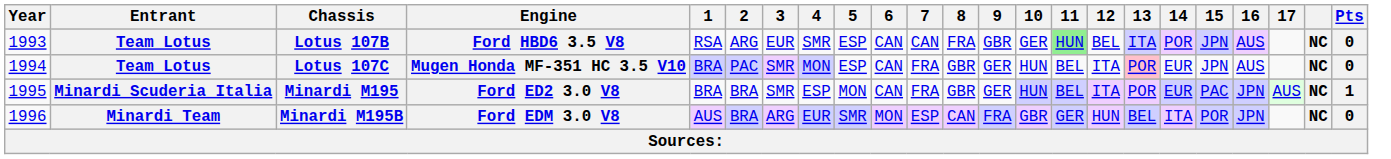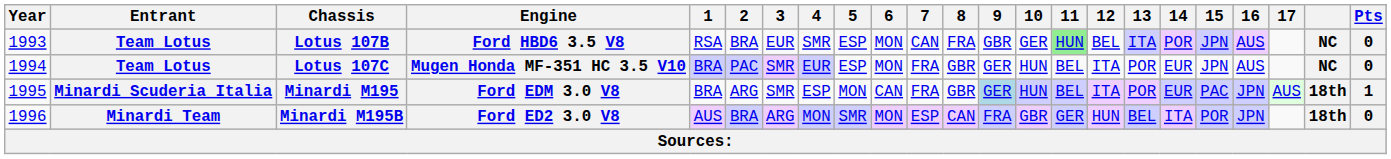(744, 42) ARG -> (744, 42) BRA
(889, 42) CAN -> (889, 42) MON
(816, 67) MON -> (816, 67) EUR
(889, 67) CAN -> (889, 67) MON
(1142, 67) pink background -> (1142, 67) no background
(549, 92) Ford ED2 3.0 V8 -> (549, 92) Ford EDM 3.0 V8
(744, 92) BRA -> (744, 92) ARG
(997, 92) no background -> (997, 92) lightblue background
(1318, 92) NC -> (1328, 92) 18th
(549, 117) Ford EDM 3.0 V8 -> (549, 117) Ford ED2 3.0 V8
(816, 117) EUR -> (816, 117) MON
(1318, 117) NC -> (1328, 117) 18th
